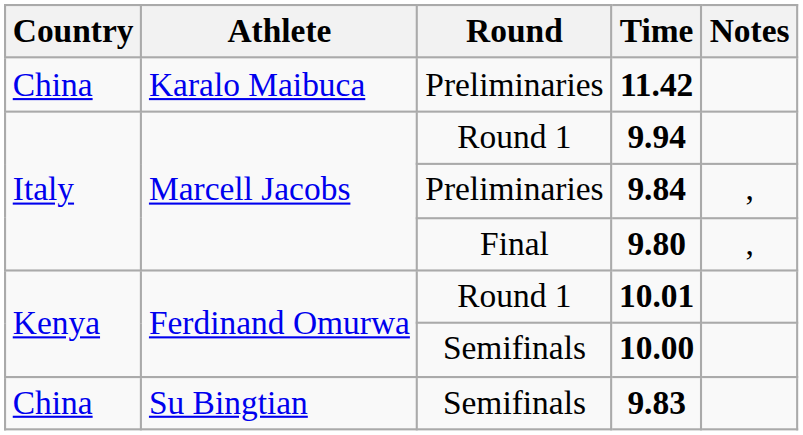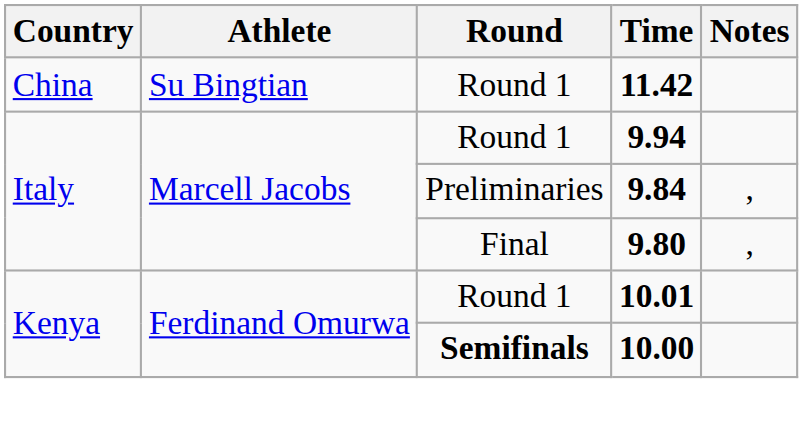(257, 84) Karalo Maibuca -> (228, 84) Su Bingtian
(514, 84) Preliminaries -> (514, 84) Round 1
(514, 349) normal -> (514, 349) bold
- row: (657, 402)
